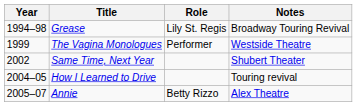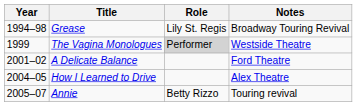(189, 45) no background -> (189, 45) lightgrey background
+ row: (94, 61)
- row: (103, 61)
(264, 77) Touring revival -> (260, 77) Alex Theatre
(260, 93) Alex Theatre -> (264, 93) Touring revival
